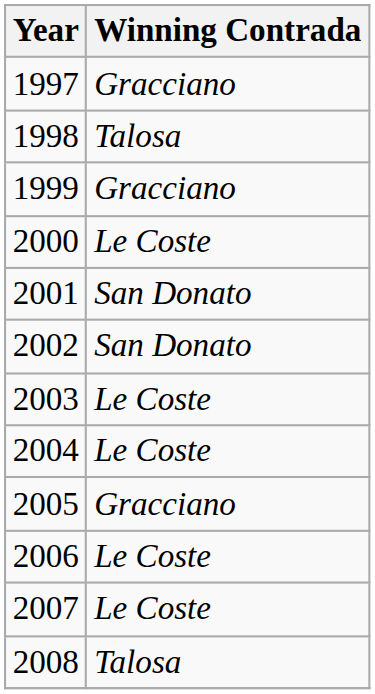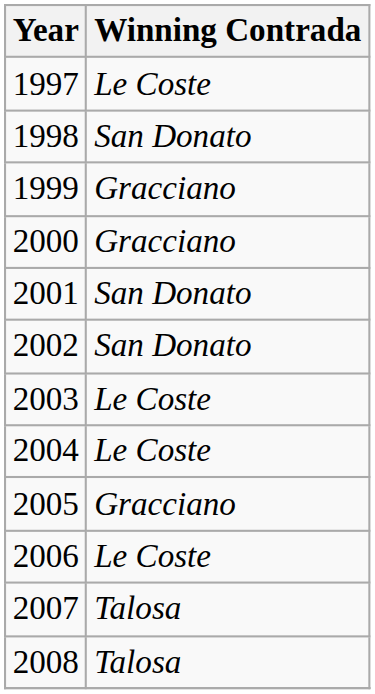(165, 83) Gracciano -> (153, 83) Le Coste
(138, 135) Talosa -> (173, 135) San Donato
(153, 240) Le Coste -> (165, 240) Gracciano
(153, 608) Le Coste -> (138, 608) Talosa
